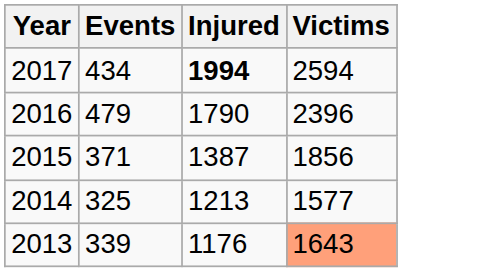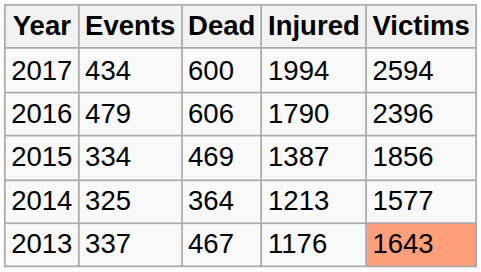+ column: (222, 26)
(219, 69) bold -> (299, 69) normal
(108, 157) 371 -> (108, 157) 334
(108, 244) 339 -> (108, 244) 337
